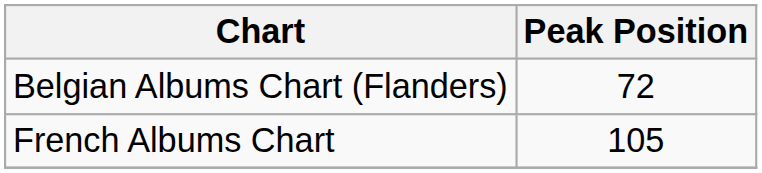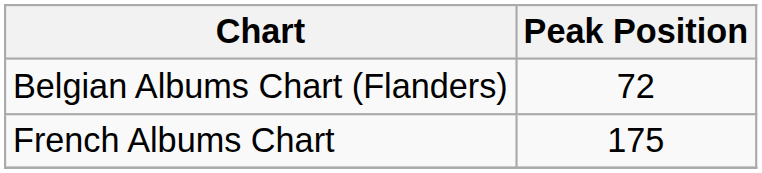(636, 140) 105 -> (636, 140) 175
